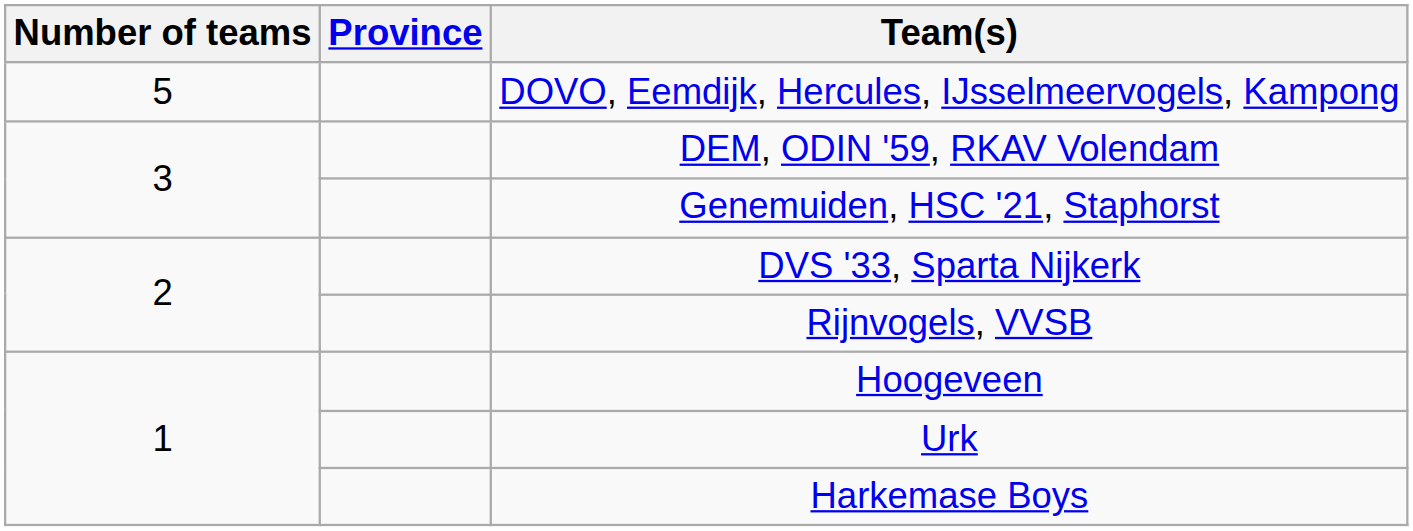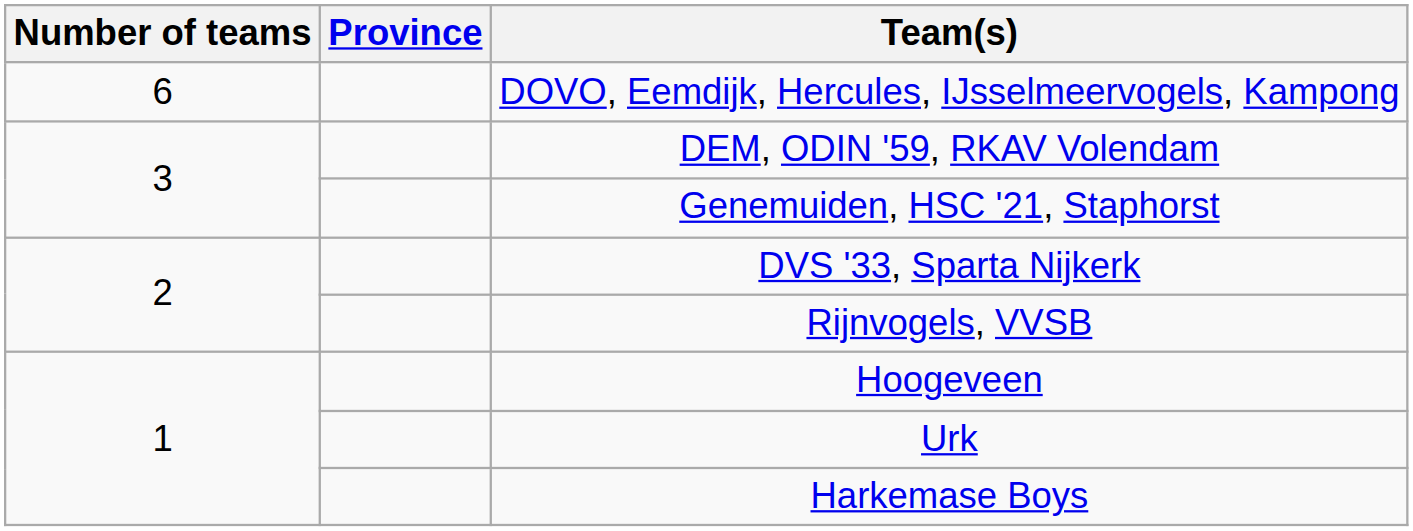(163, 91) 5 -> (163, 91) 6
